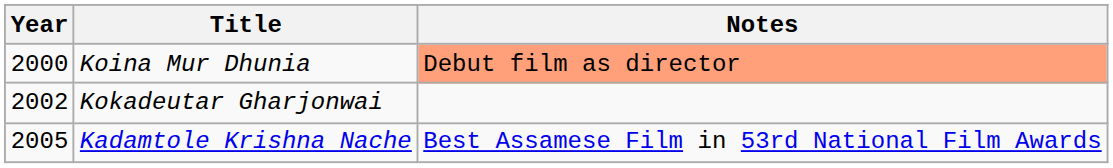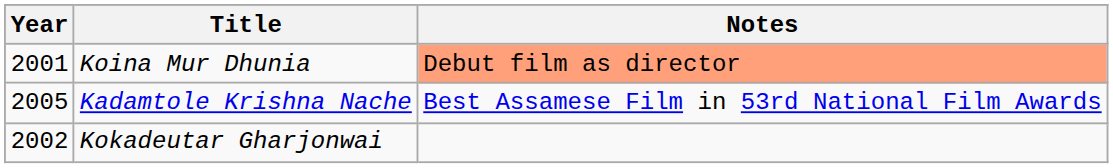(40, 64) 2000 -> (40, 64) 2001
rows swapped: (231, 103) <-> (246, 142)
